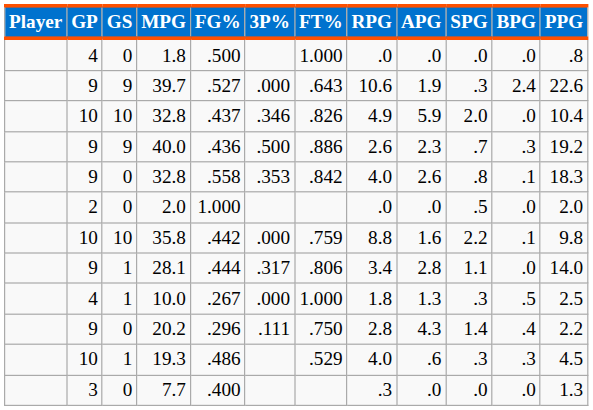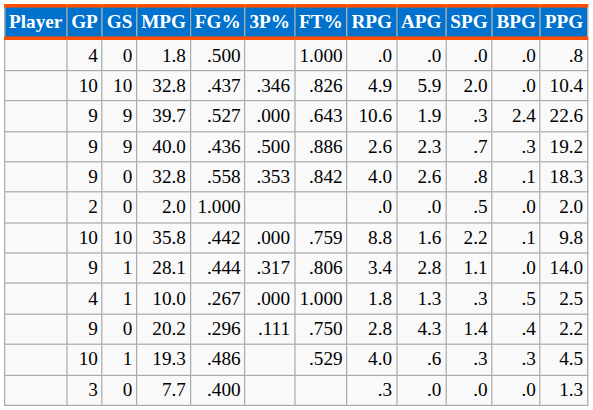rows swapped: (88, 115) <-> (93, 85)
